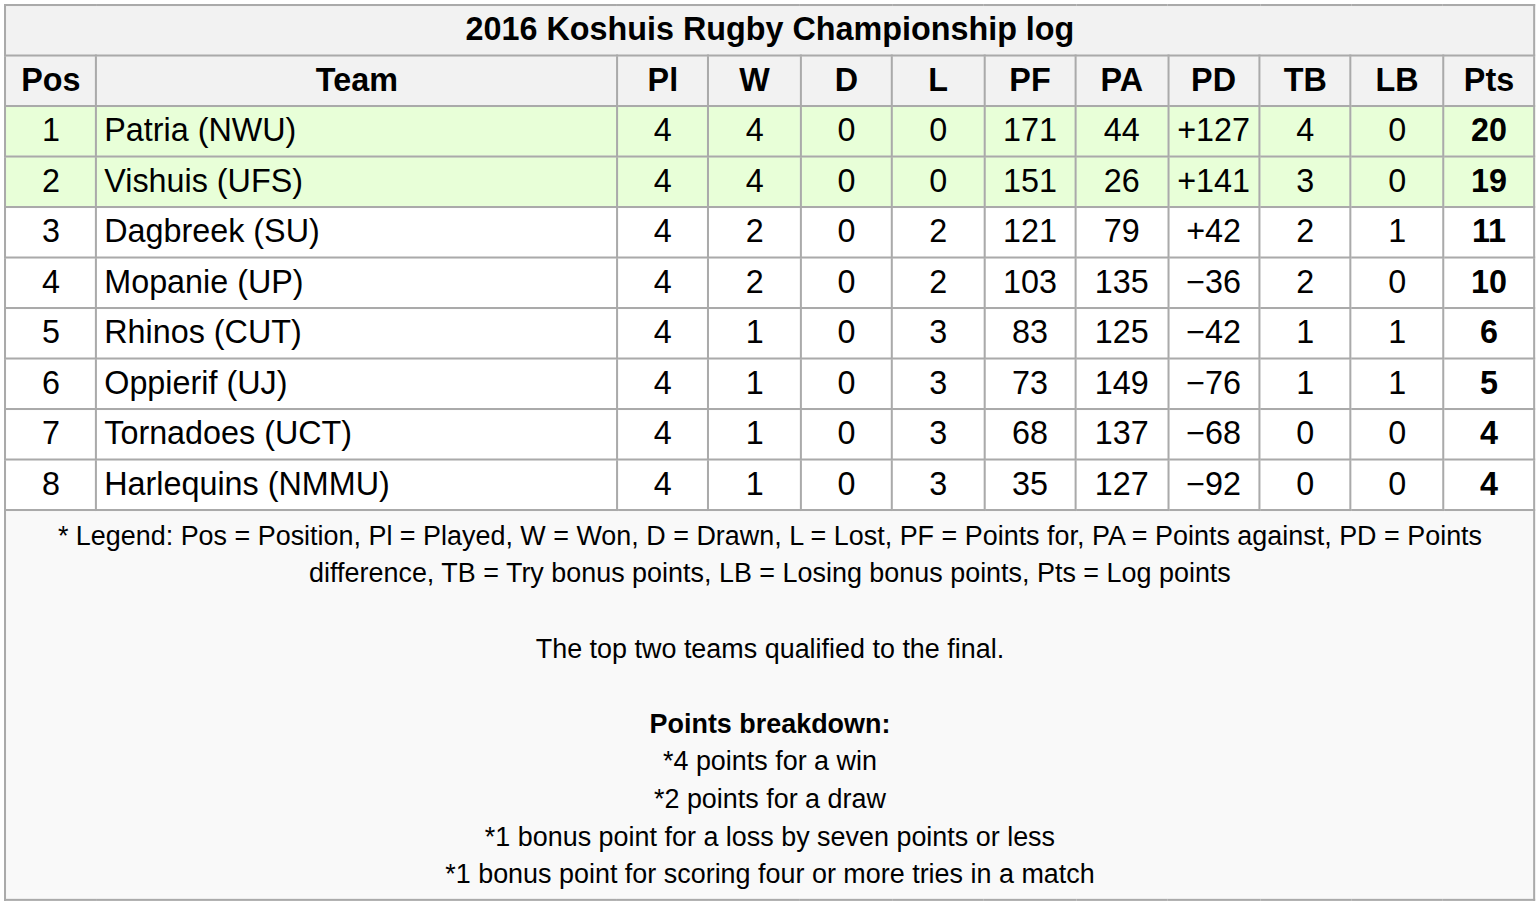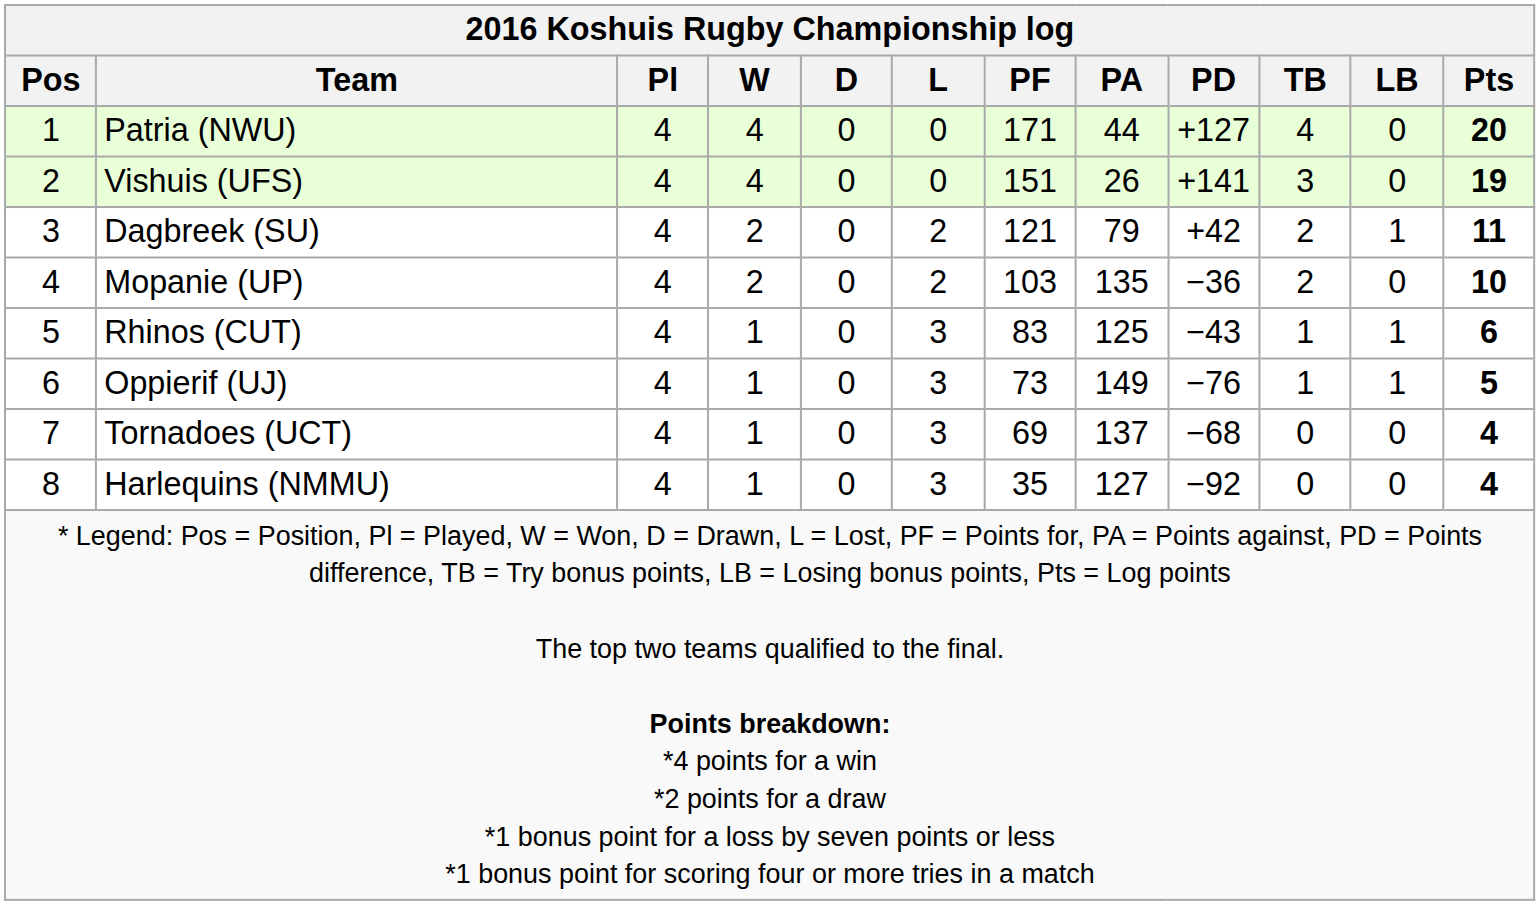(1214, 332) −42 -> (1214, 332) −43
(1030, 433) 68 -> (1030, 433) 69
